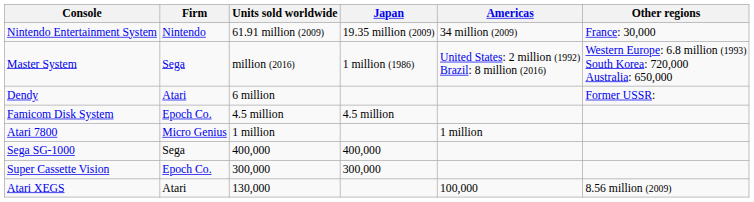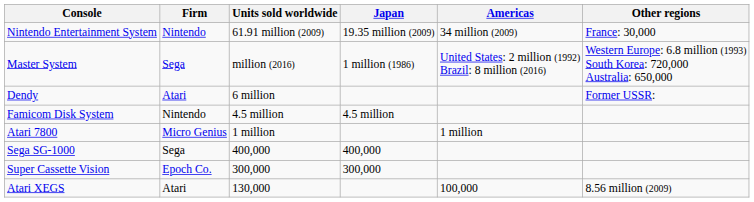(187, 114) Epoch Co. -> (184, 114) Nintendo
